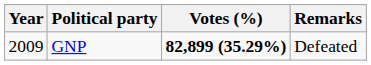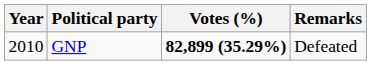(26, 45) 2009 -> (26, 45) 2010
